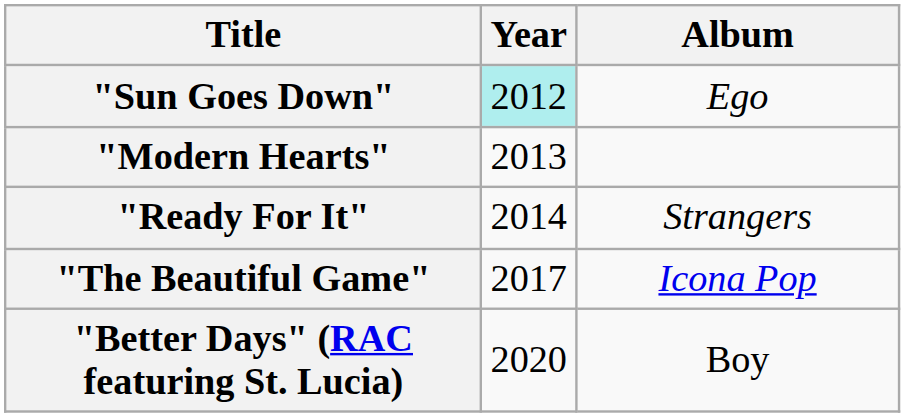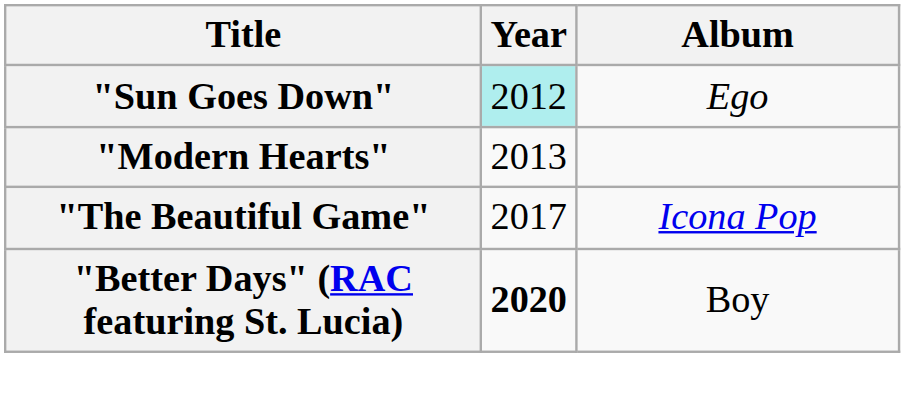- row: (243, 216)
(529, 359) normal -> (529, 298) bold
